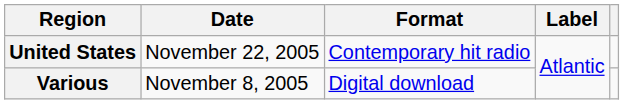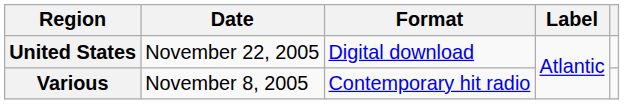(429, 51) Contemporary hit radio -> (401, 51) Digital download
(401, 83) Digital download -> (429, 83) Contemporary hit radio
